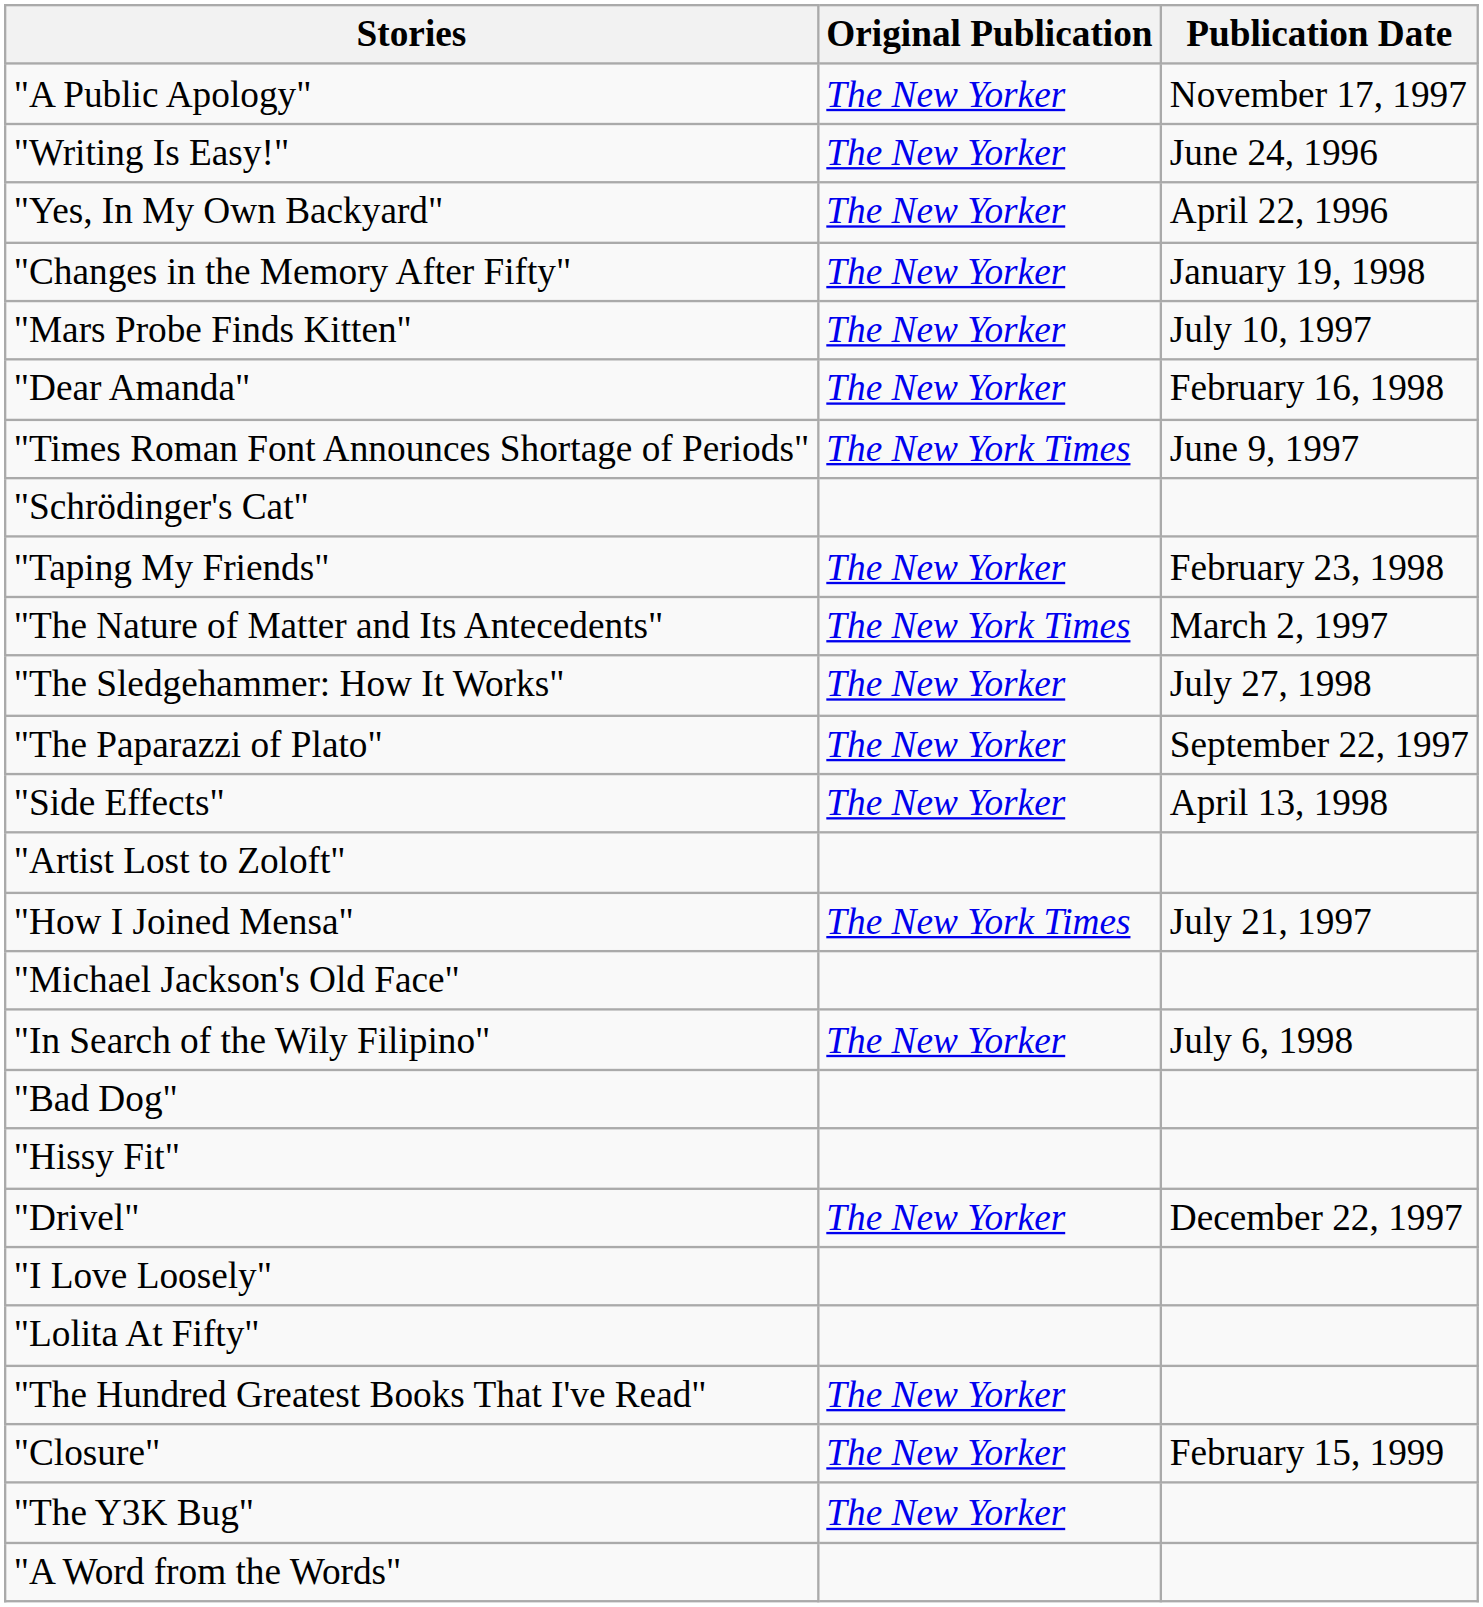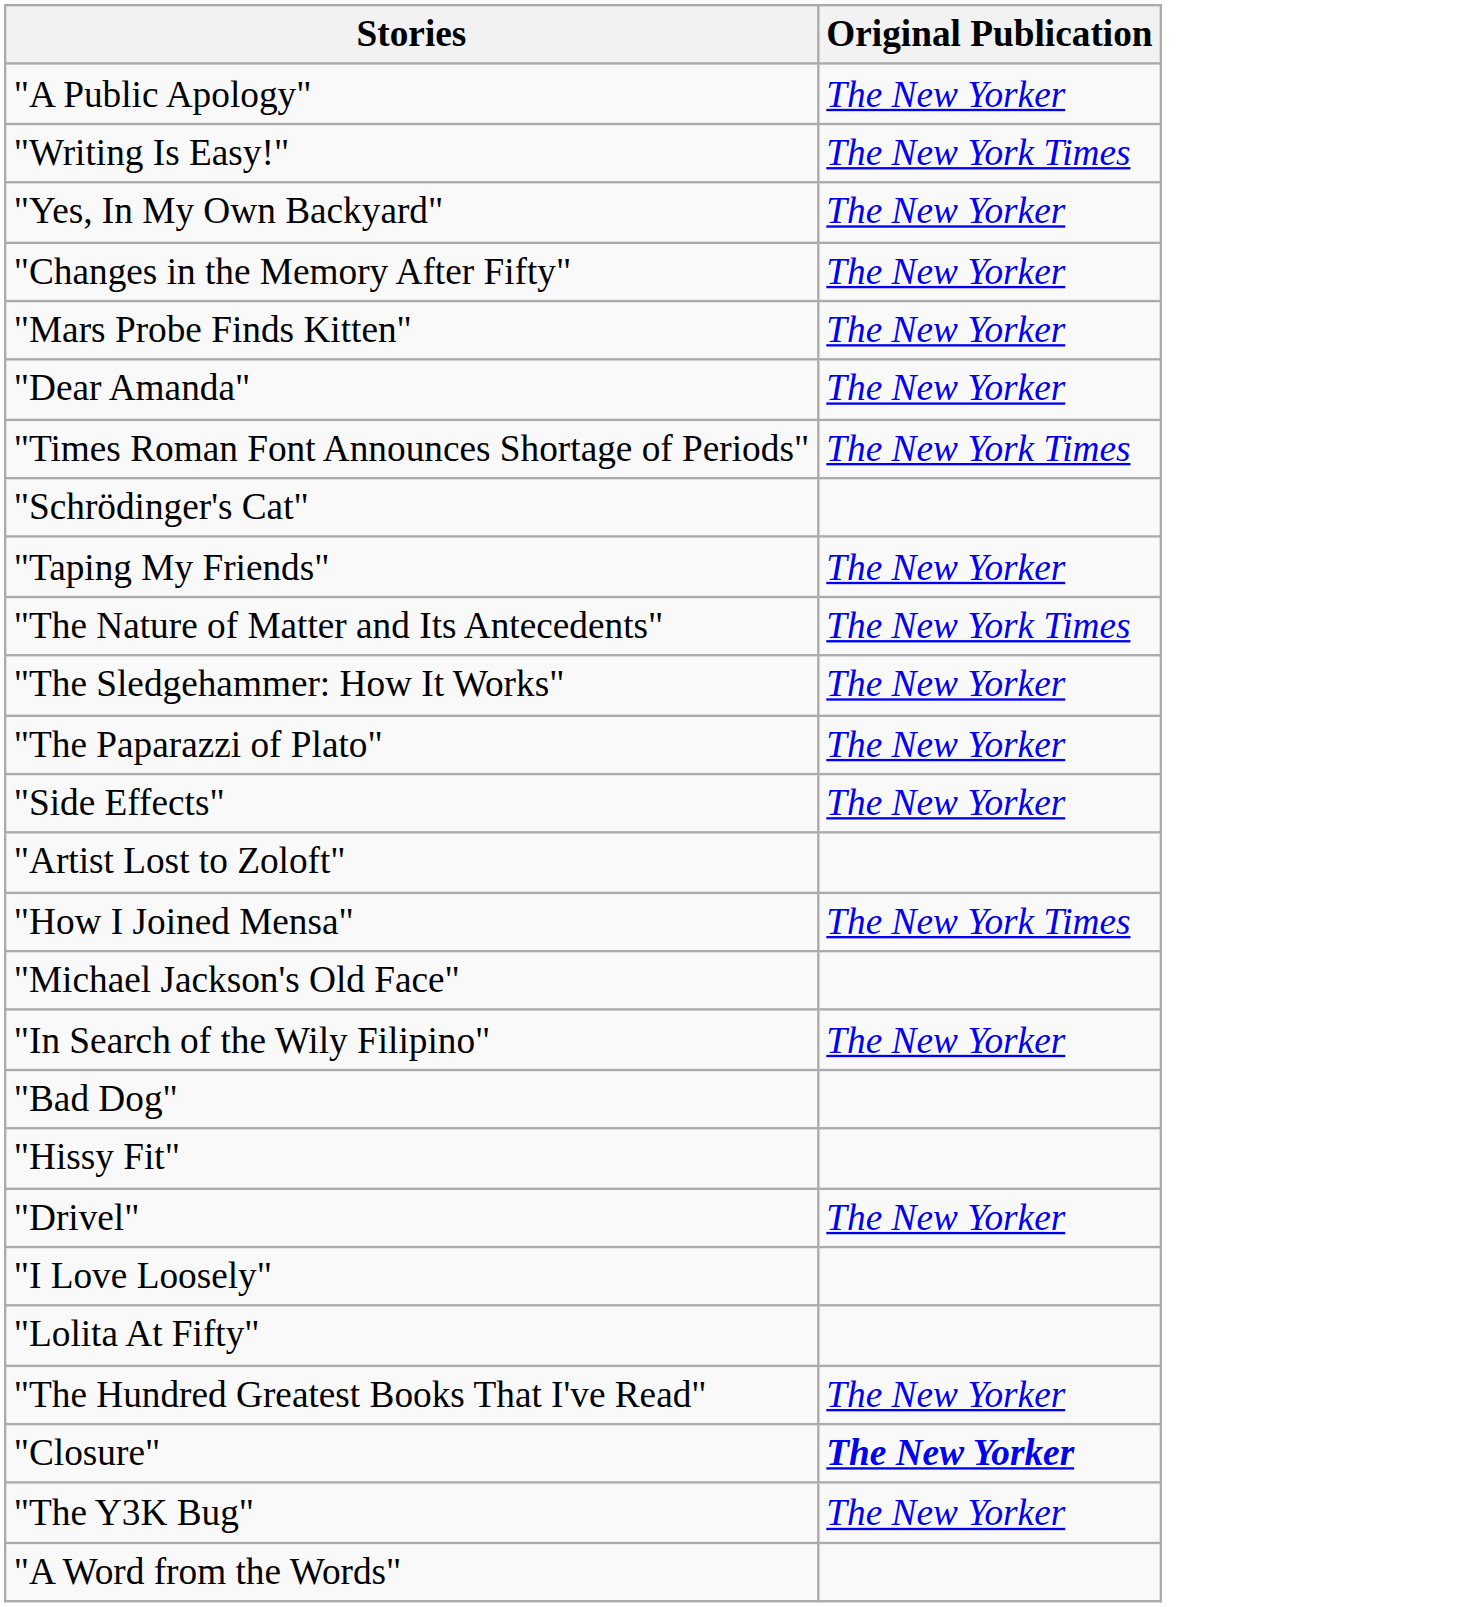- column: (1319, 34)
(946, 152) The New Yorker -> (978, 152) The New York Times
(946, 1453) normal -> (950, 1453) bold
